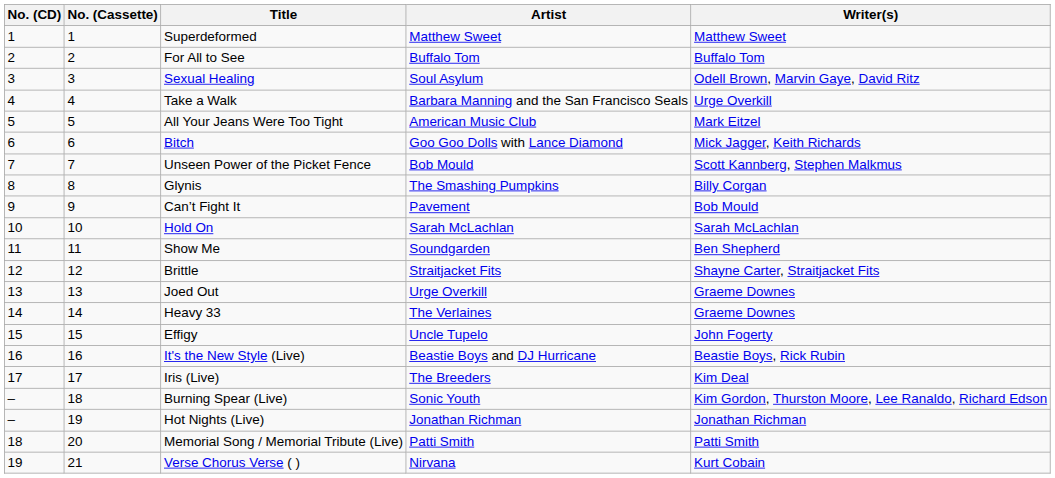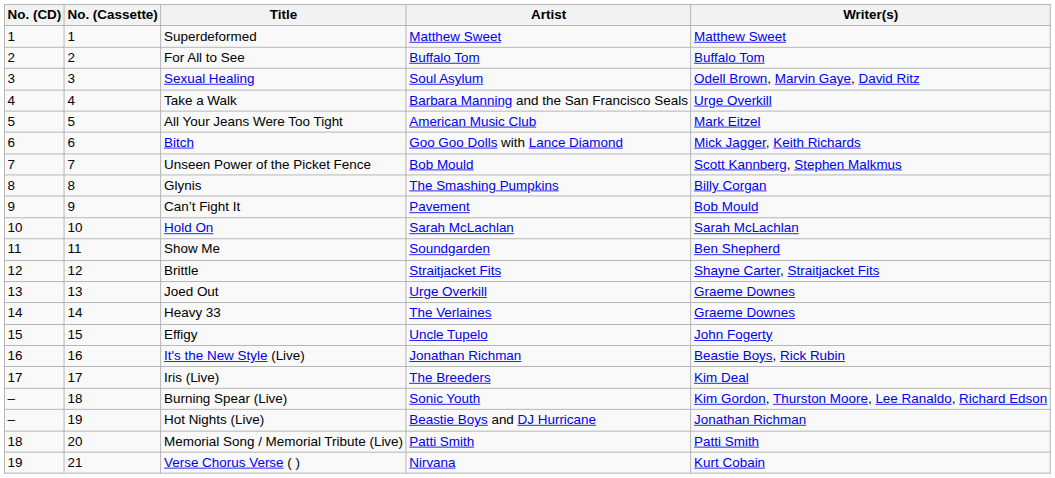(503, 356) Beastie Boys and DJ Hurricane -> (465, 356) Jonathan Richman
(465, 420) Jonathan Richman -> (503, 420) Beastie Boys and DJ Hurricane
